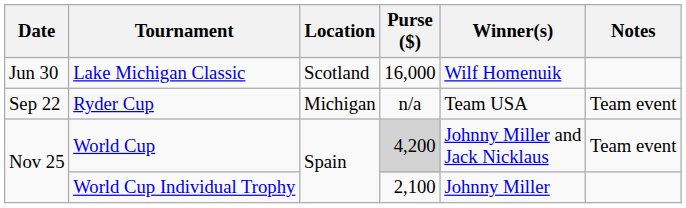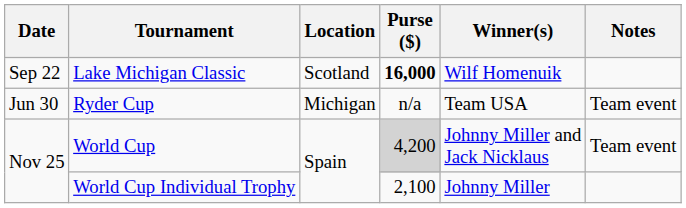(34, 73) Jun 30 -> (35, 73) Sep 22
(410, 73) normal -> (410, 73) bold
(35, 103) Sep 22 -> (34, 103) Jun 30
